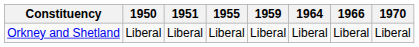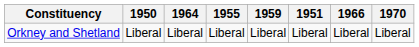columns swapped: (185, 14) <-> (310, 14)
